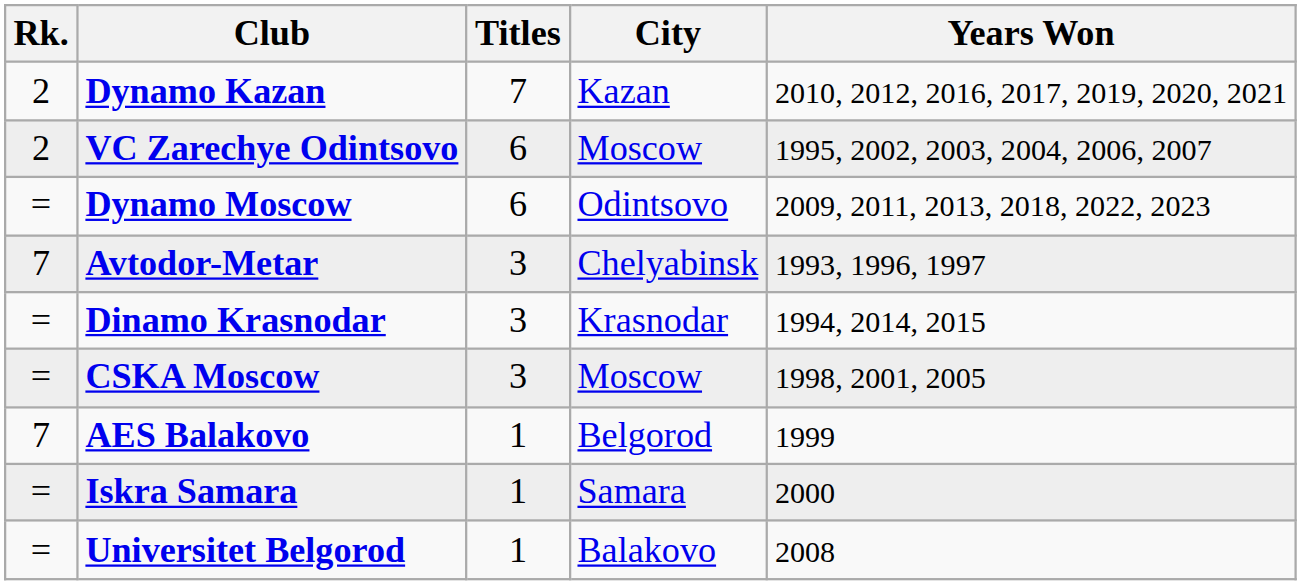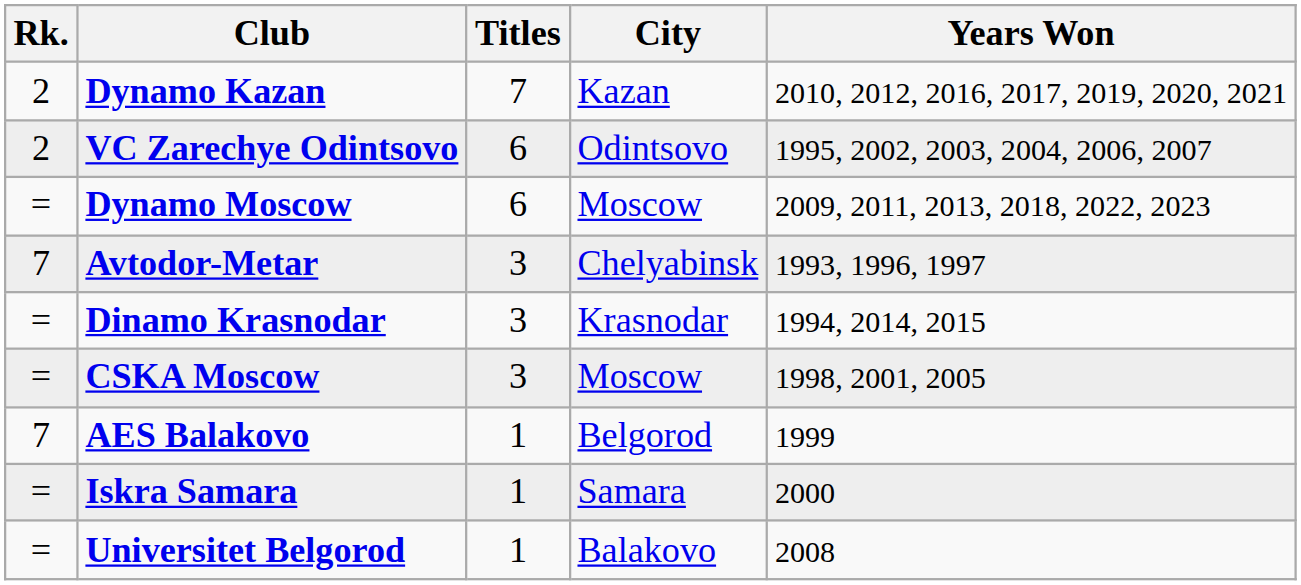(640, 147) Moscow -> (653, 147) Odintsovo
(653, 205) Odintsovo -> (640, 205) Moscow
